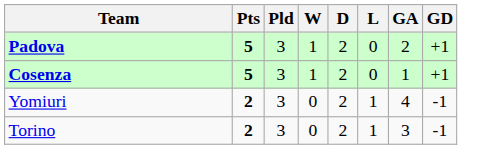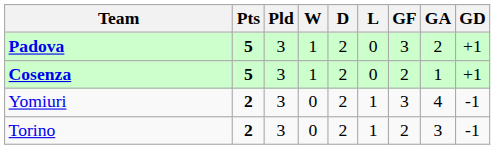+ column: (404, 18)
